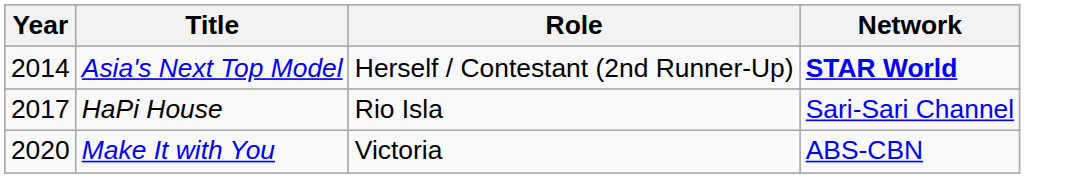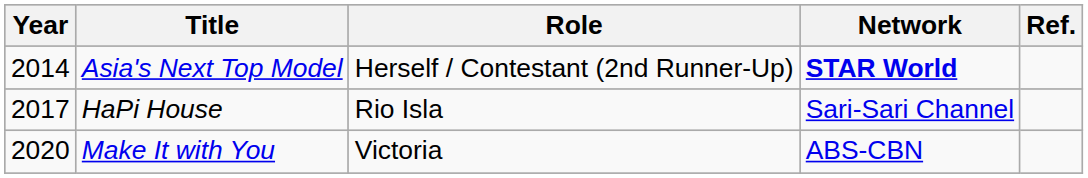+ column: (1051, 25)
